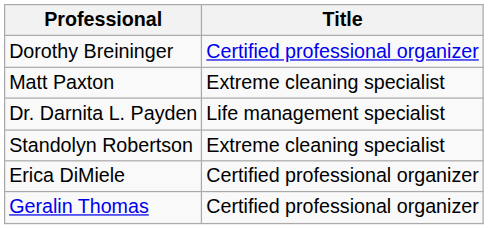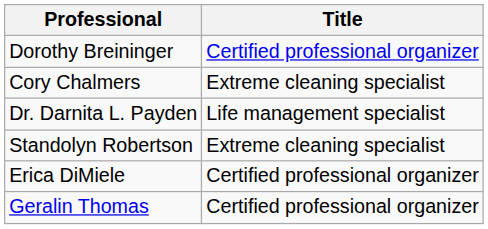+ row: (75, 82)
- row: (62, 82)
